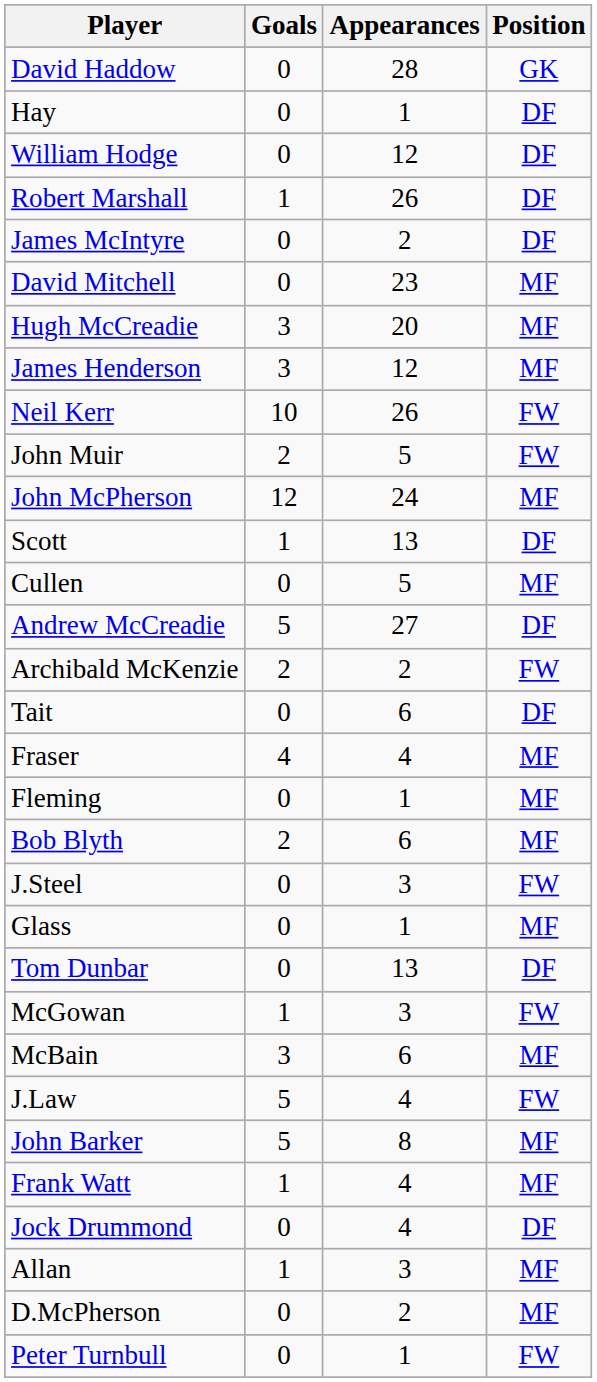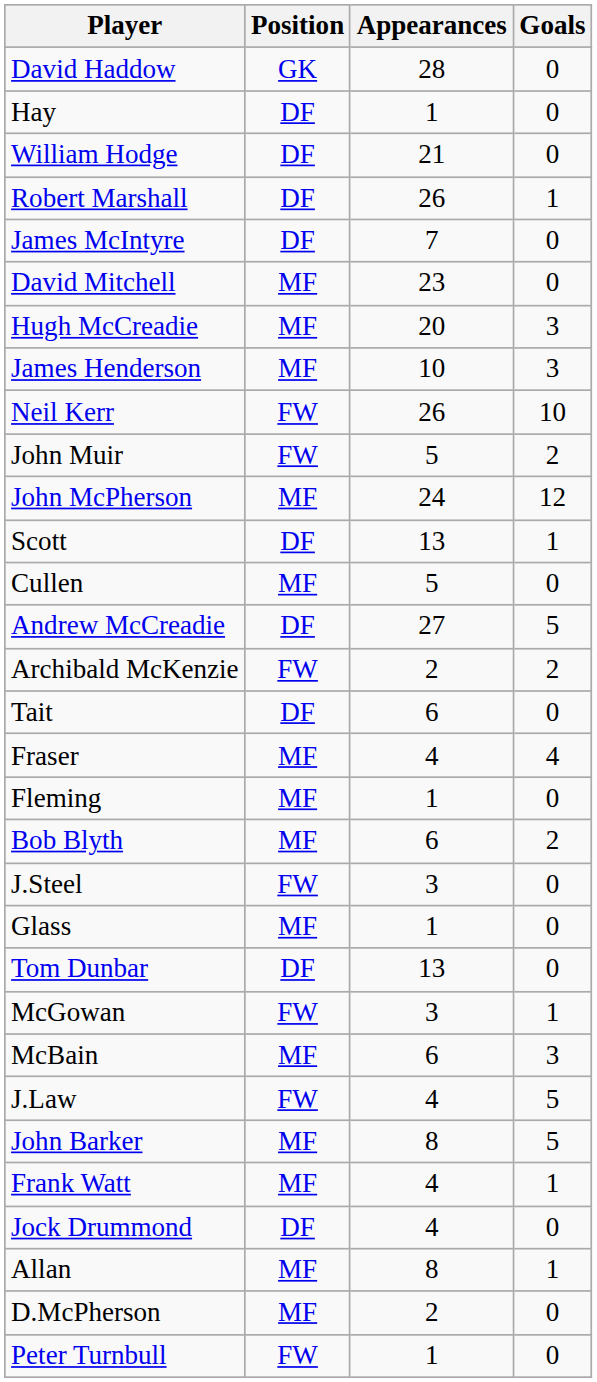columns swapped: (539, 25) <-> (284, 25)
(405, 154) 12 -> (432, 154) 21
(405, 240) 2 -> (432, 240) 7
(405, 369) 12 -> (432, 369) 10
(405, 1269) 3 -> (432, 1269) 8
